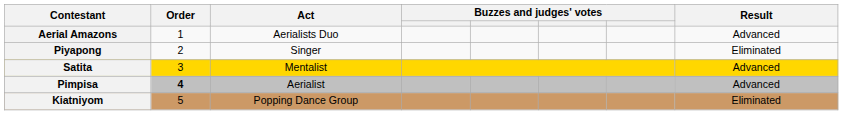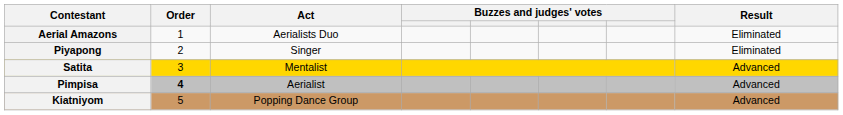(756, 34) Advanced -> (756, 34) Eliminated
(756, 101) Eliminated -> (756, 101) Advanced
